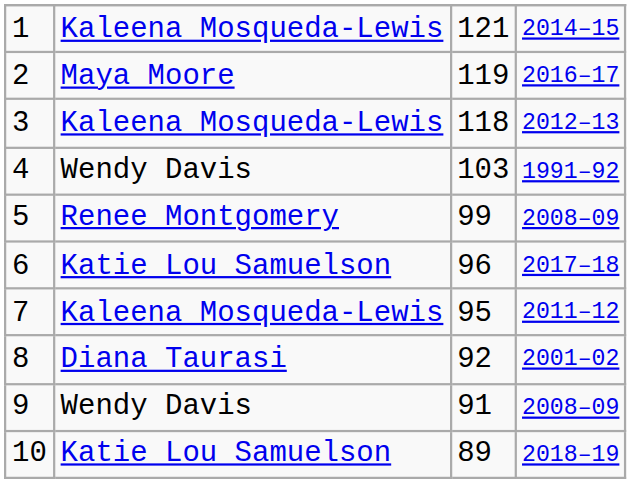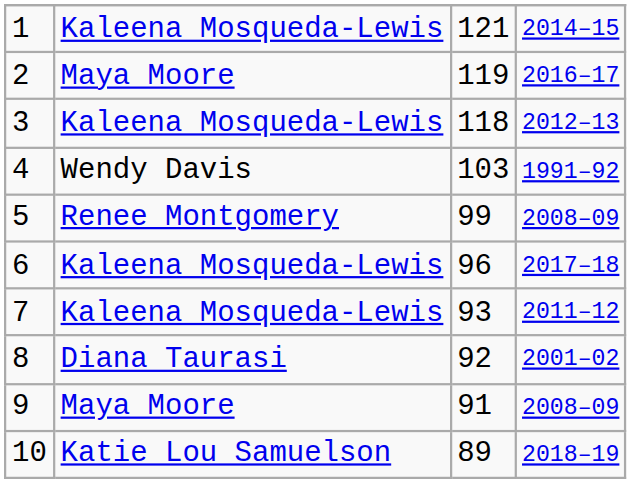(226, 265) Katie Lou Samuelson -> (252, 265) Kaleena Mosqueda-Lewis
(475, 312) 95 -> (475, 312) 93
(156, 407) Wendy Davis -> (148, 407) Maya Moore
